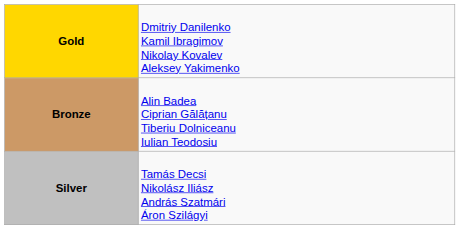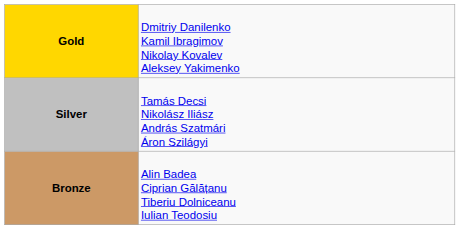rows swapped: (71, 187) <-> (71, 114)
